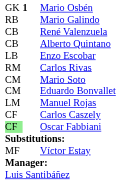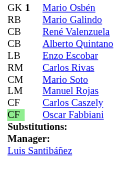- row: (78, 91)
- row: (65, 150)
